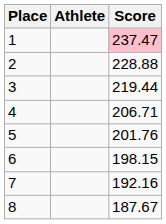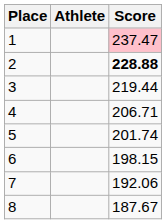(135, 64) normal -> (135, 64) bold
(135, 135) 201.76 -> (135, 135) 201.74
(135, 183) 192.16 -> (135, 183) 192.06
